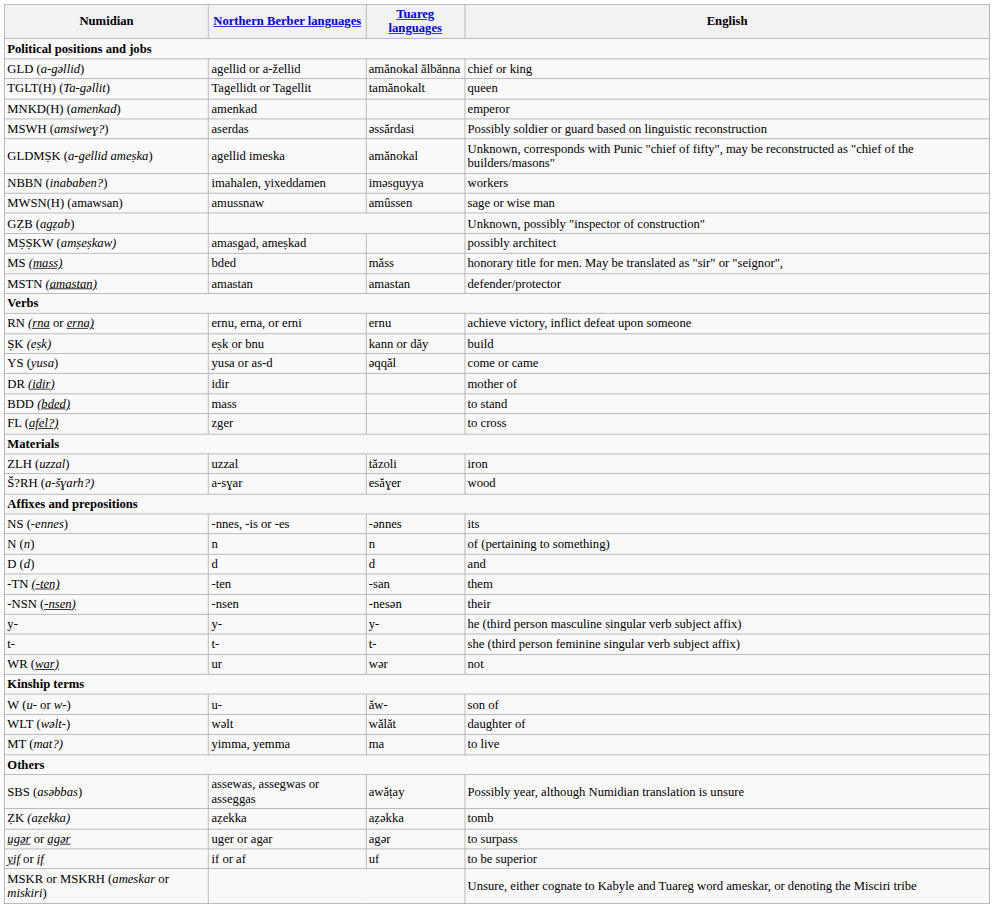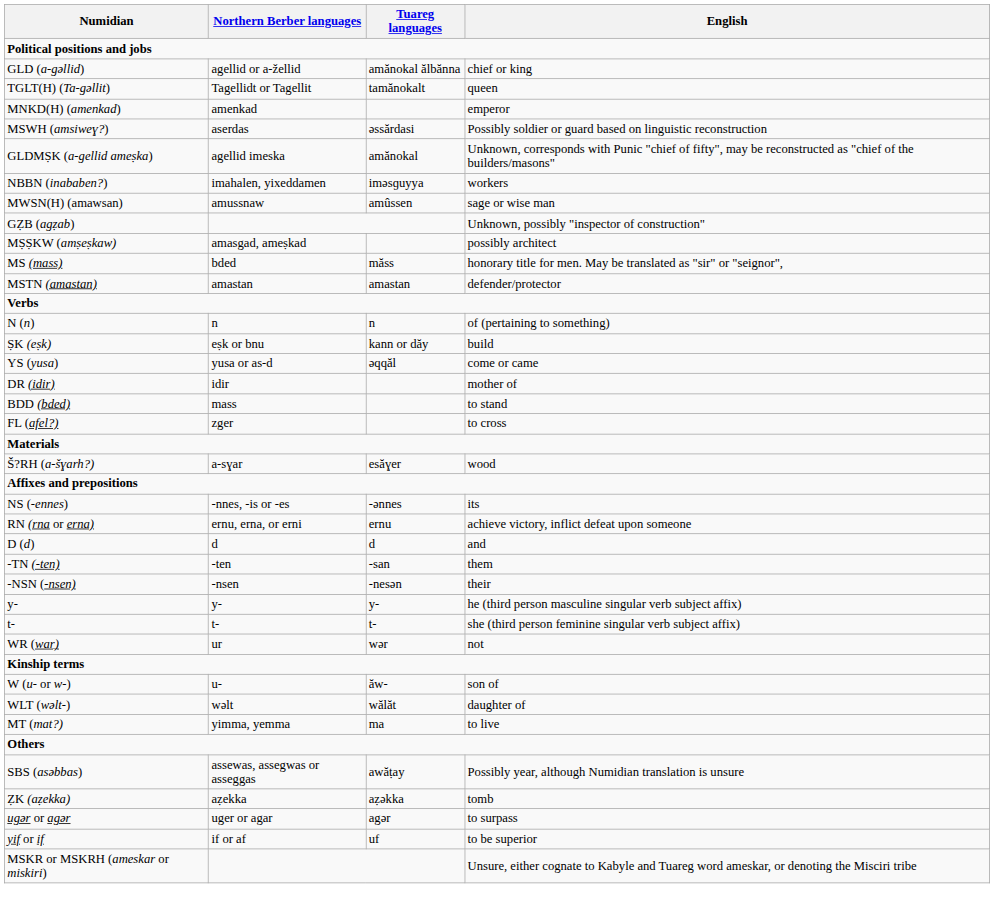rows swapped: (51, 323) <-> (21, 544)
- row: (38, 463)
